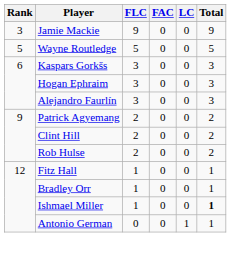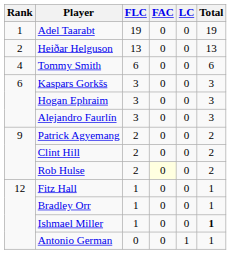+ row: (66, 30)
+ row: (75, 48)
- row: (69, 30)
+ row: (69, 65)
- row: (77, 48)
(163, 153) no background -> (163, 170) lightyellow background
